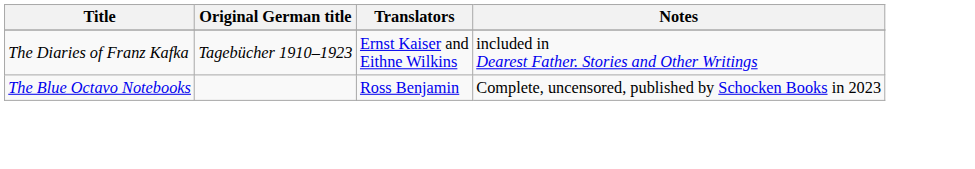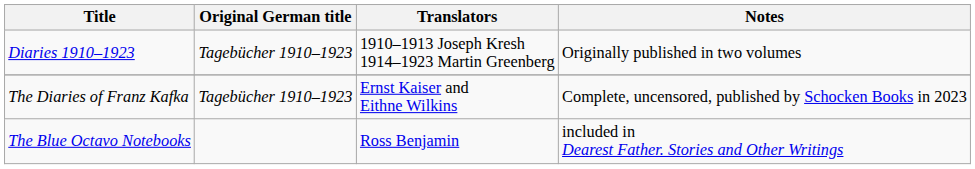+ row: (72, 52)
(617, 52) included in Dearest Father. Stories and Other Writings -> (764, 96) Complete, uncensored, published by Schocken Books in 2023
(679, 87) Complete, uncensored, published by Schocken Books in 2023 -> (703, 140) included in Dearest Father. Stories and Other Writings
